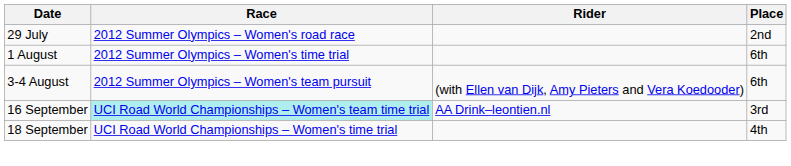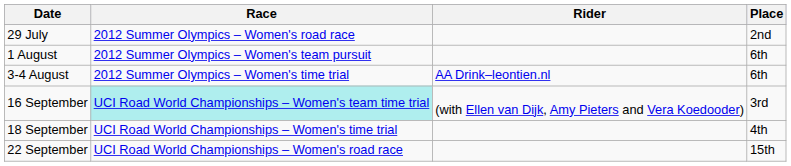(221, 55) 2012 Summer Olympics – Women's time trial -> (232, 55) 2012 Summer Olympics – Women's team pursuit
(232, 82) 2012 Summer Olympics – Women's team pursuit -> (221, 75) 2012 Summer Olympics – Women's time trial
(590, 89) (with Ellen van Dijk, Amy Pieters and Vera Koedooder) -> (493, 75) AA Drink–leontien.nl
(493, 110) AA Drink–leontien.nl -> (590, 110) (with Ellen van Dijk, Amy Pieters and Vera Koedooder)
+ row: (48, 150)
